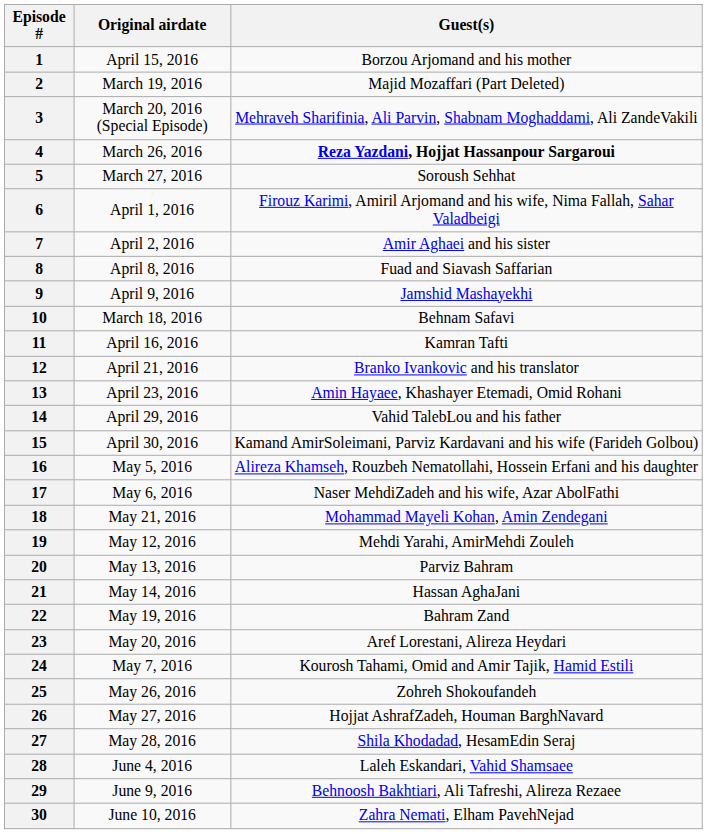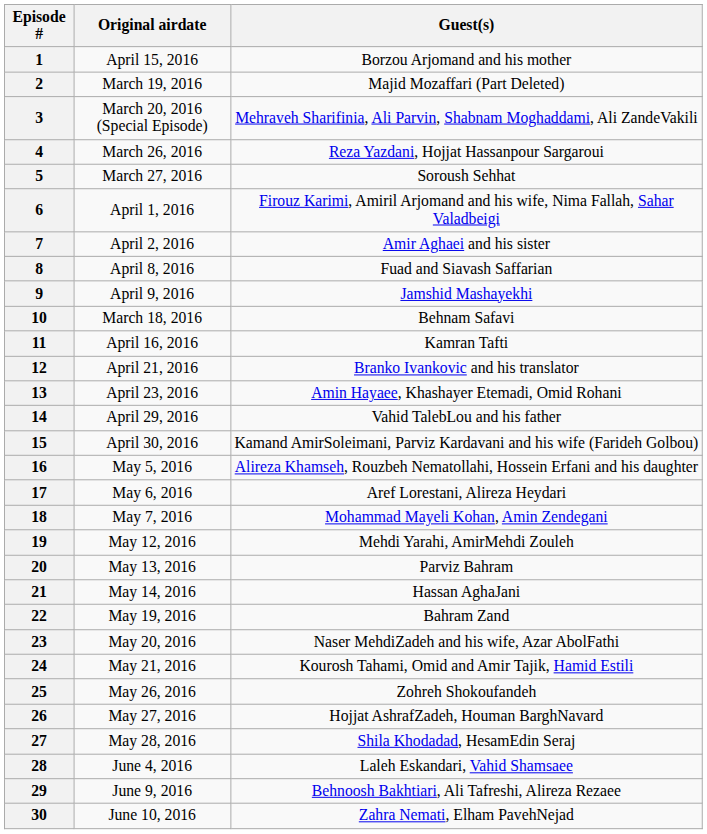(466, 151) bold -> (466, 151) normal
(466, 492) Naser MehdiZadeh and his wife, Azar AbolFathi -> (466, 492) Aref Lorestani, Alireza Heydari
(152, 517) May 21, 2016 -> (152, 517) May 7, 2016
(466, 641) Aref Lorestani, Alireza Heydari -> (466, 641) Naser MehdiZadeh and his wife, Azar AbolFathi
(152, 666) May 7, 2016 -> (152, 666) May 21, 2016
